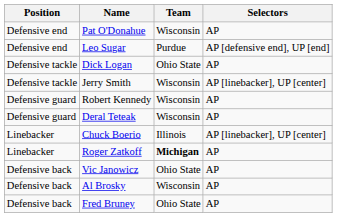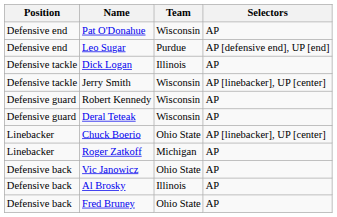(178, 65) Ohio State -> (171, 65) Illinois
(171, 134) Illinois -> (178, 134) Ohio State
(177, 152) bold -> (176, 152) normal
(178, 186) Wisconsin -> (171, 186) Illinois
